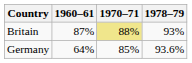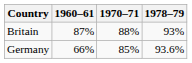(129, 31) khaki background -> (129, 31) no background
(84, 49) 64% -> (84, 49) 66%
